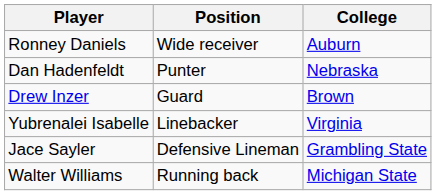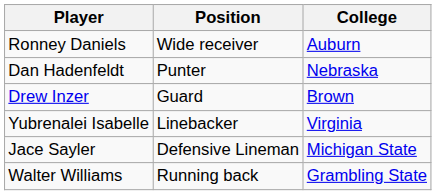(367, 149) Grambling State -> (362, 149) Michigan State
(362, 176) Michigan State -> (367, 176) Grambling State
